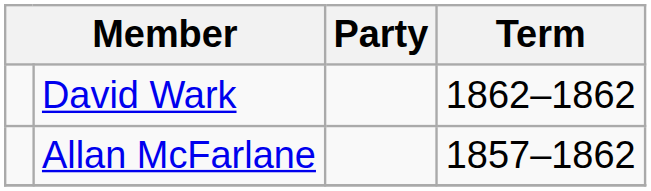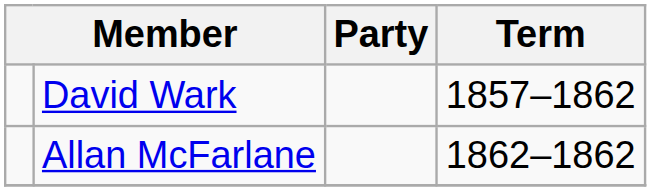(541, 94) 1862–1862 -> (541, 94) 1857–1862
(541, 154) 1857–1862 -> (541, 154) 1862–1862
